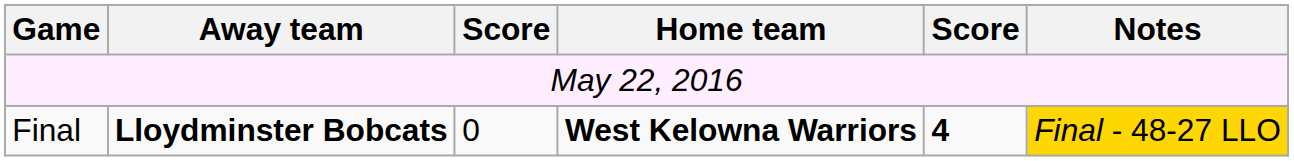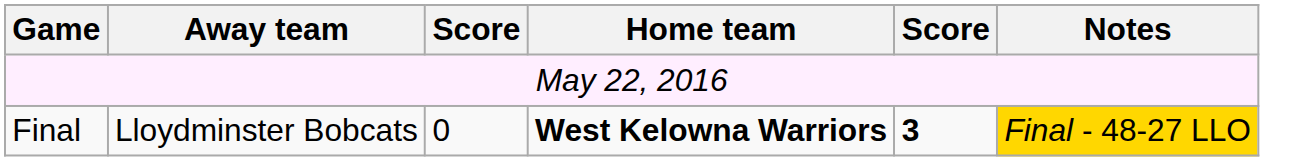(281, 130) bold -> (266, 130) normal
(940, 130) 4 -> (911, 130) 3
